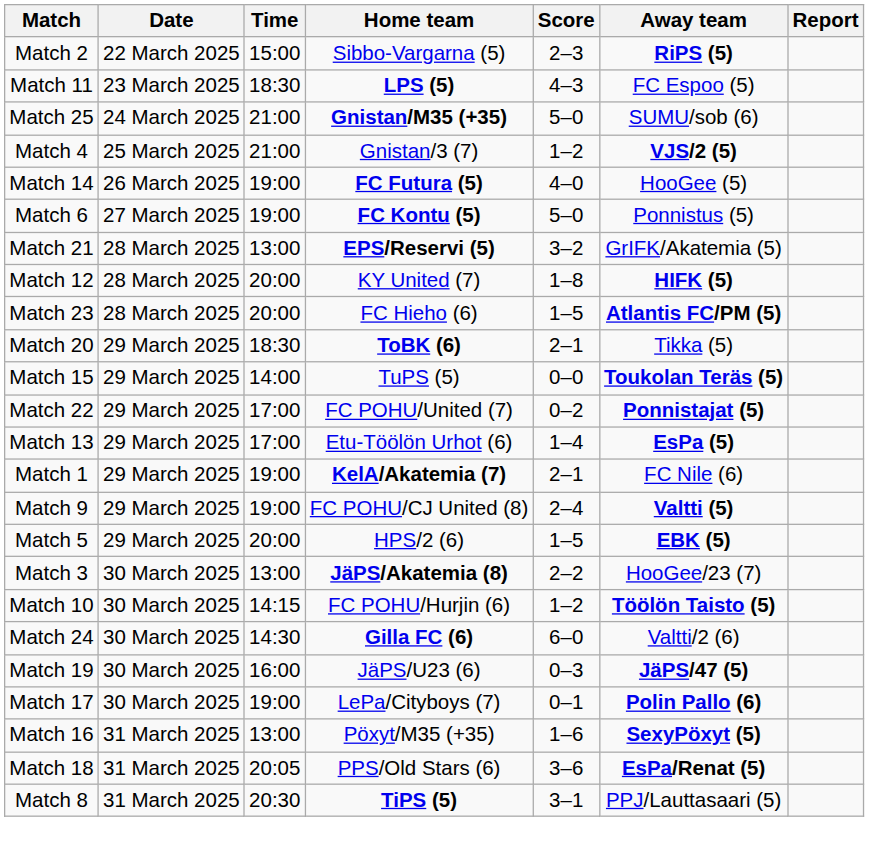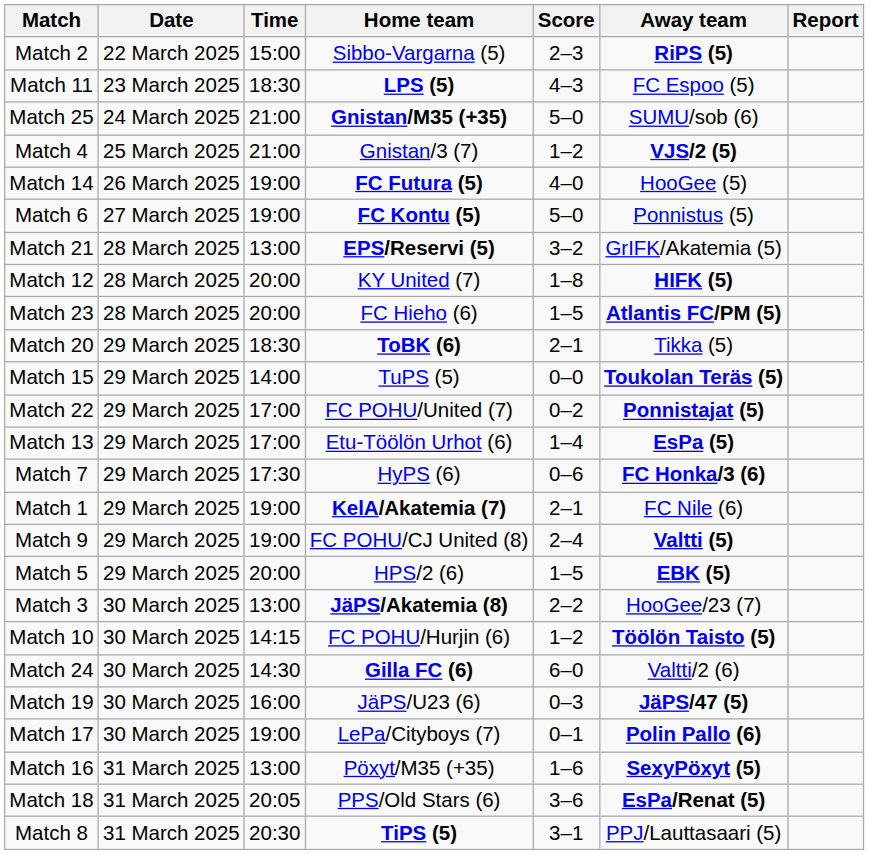+ row: (51, 475)
